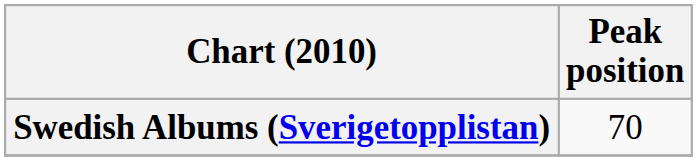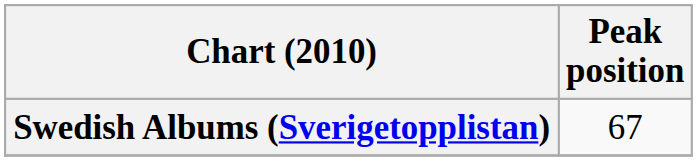(625, 126) 70 -> (625, 126) 67
